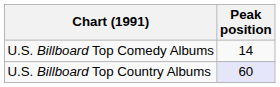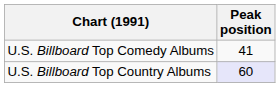(246, 51) 14 -> (246, 51) 41
